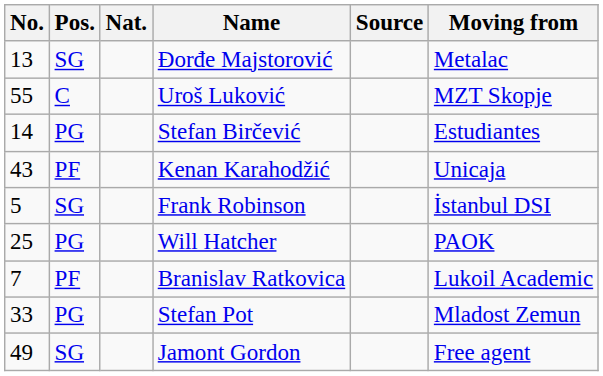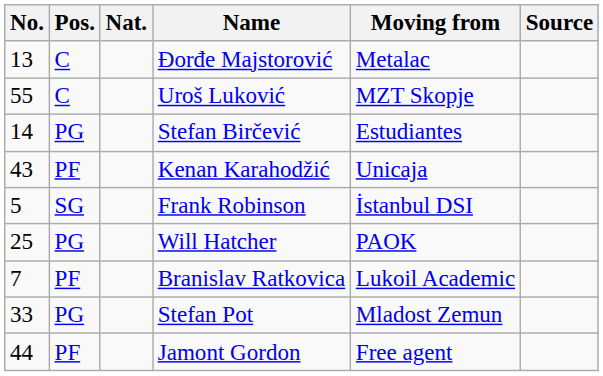columns swapped: (514, 22) <-> (390, 22)
(69, 59) SG -> (62, 59) C
(22, 351) 49 -> (22, 351) 44
(69, 351) SG -> (67, 351) PF
